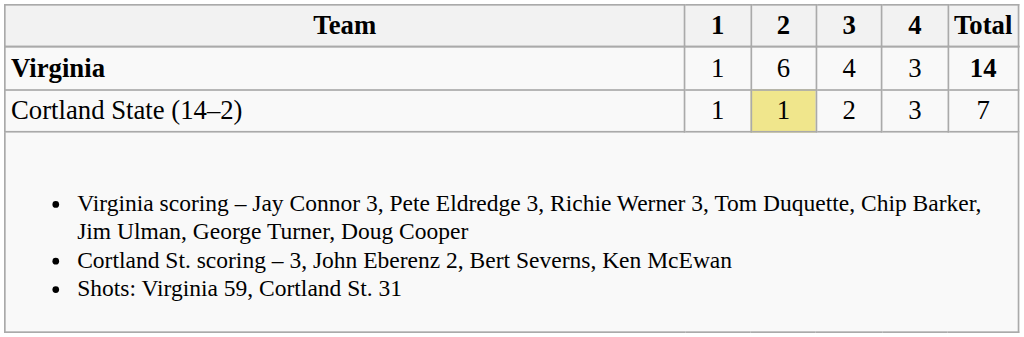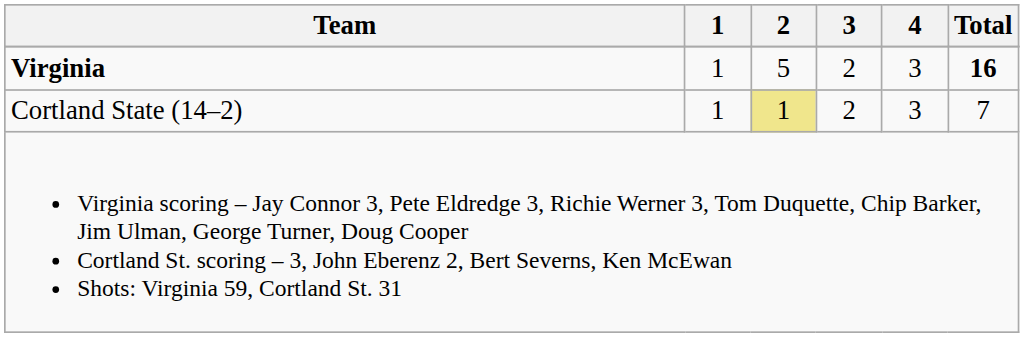(783, 68) 6 -> (783, 68) 5
(849, 68) 4 -> (849, 68) 2
(983, 68) 14 -> (983, 68) 16
